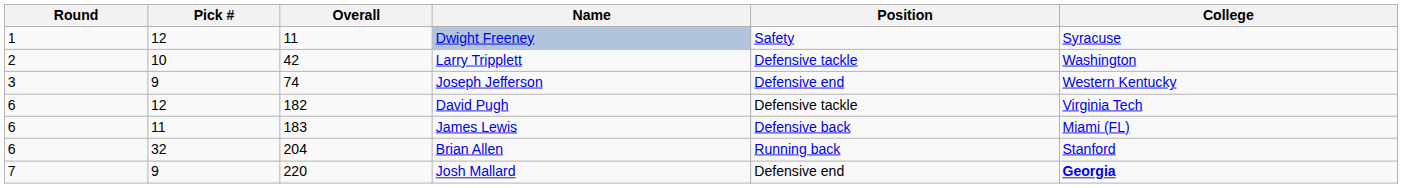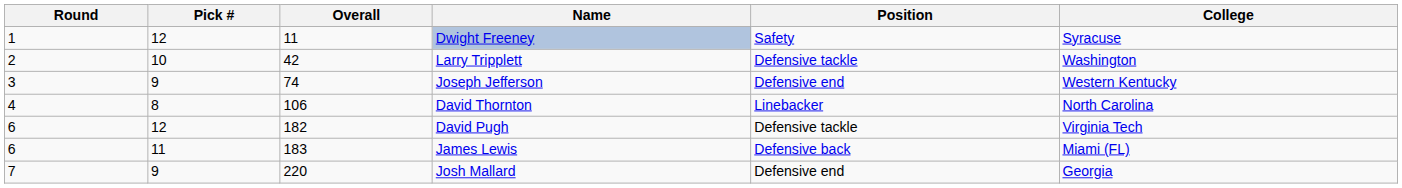+ row: (484, 104)
- row: (469, 149)
(1089, 171) bold -> (1088, 171) normal
